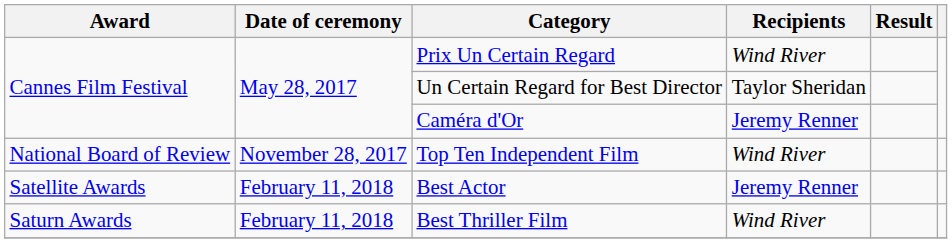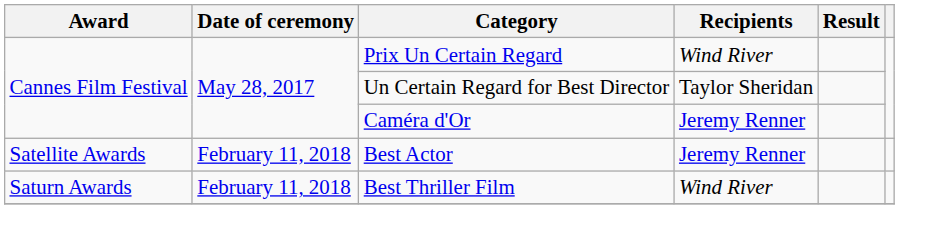- row: (527, 154)
